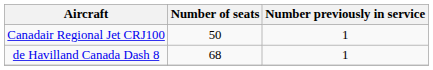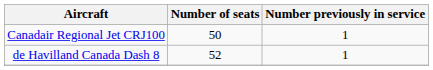(215, 55) 68 -> (215, 55) 52
